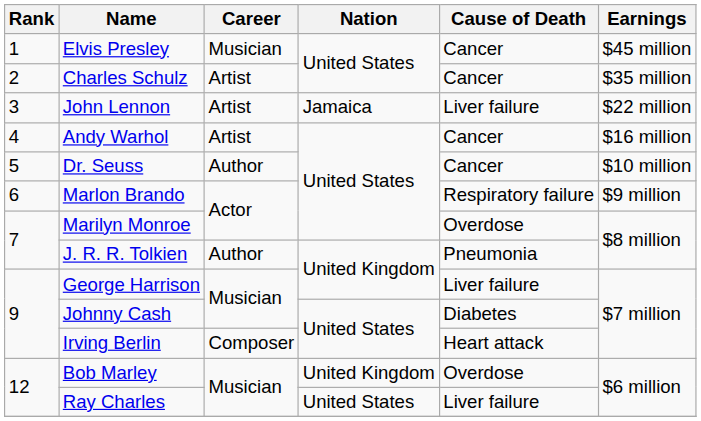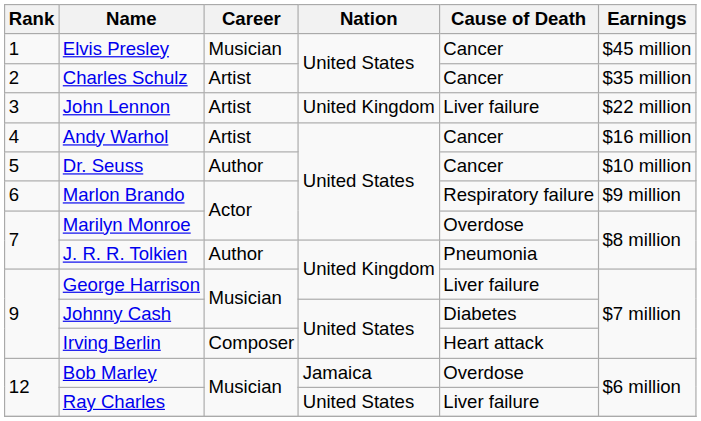(337, 107) Jamaica -> (369, 107) United Kingdom
(369, 372) United Kingdom -> (337, 372) Jamaica
